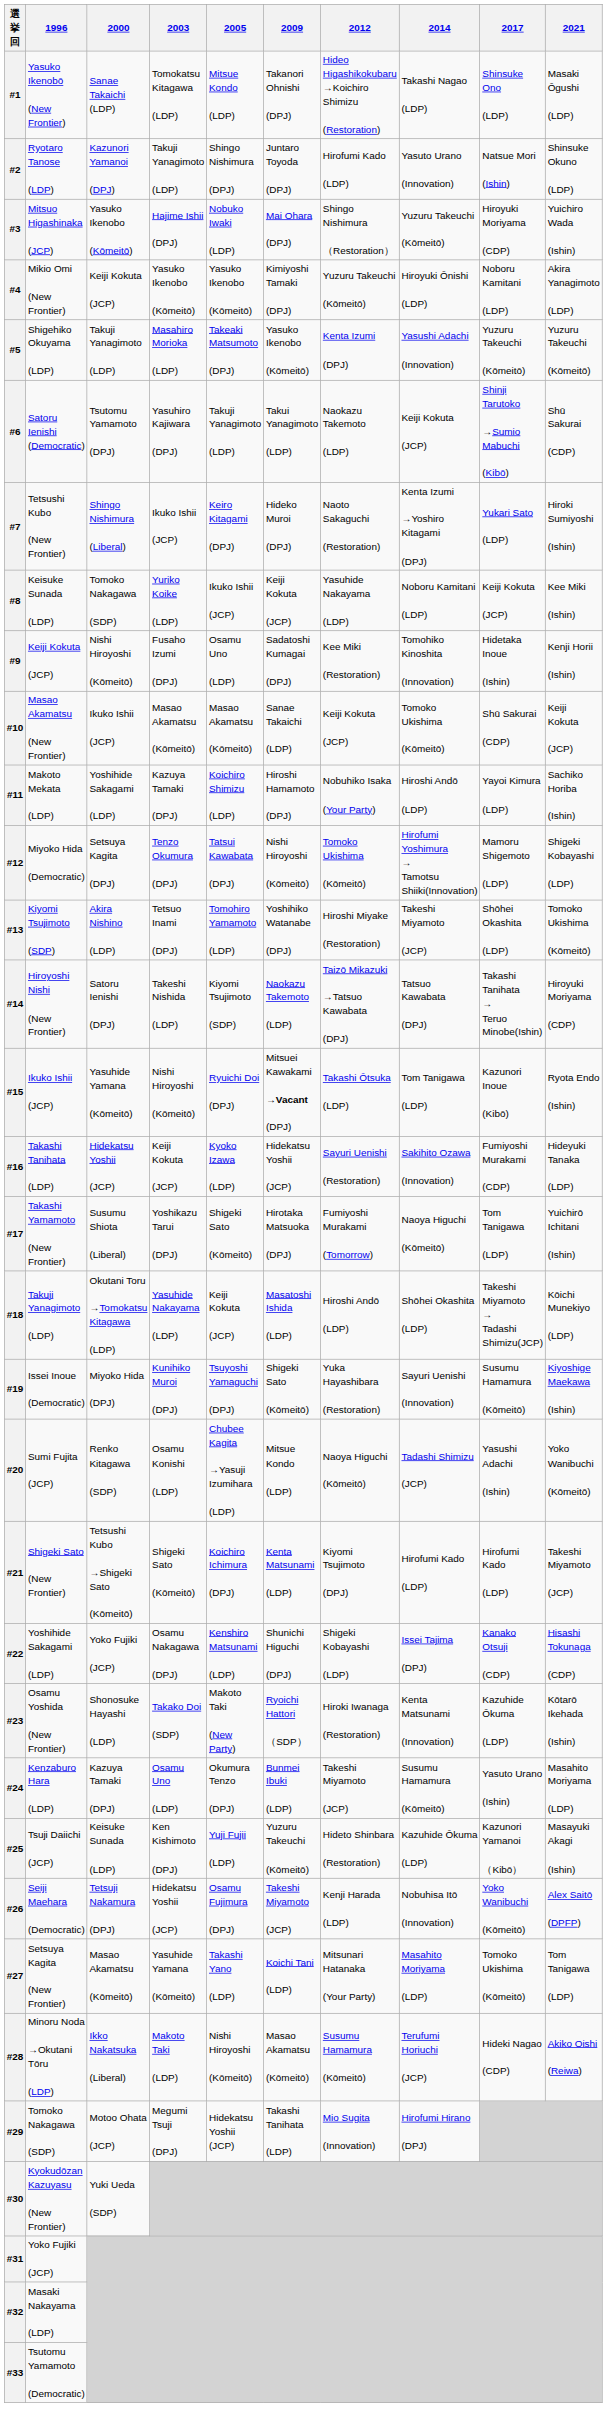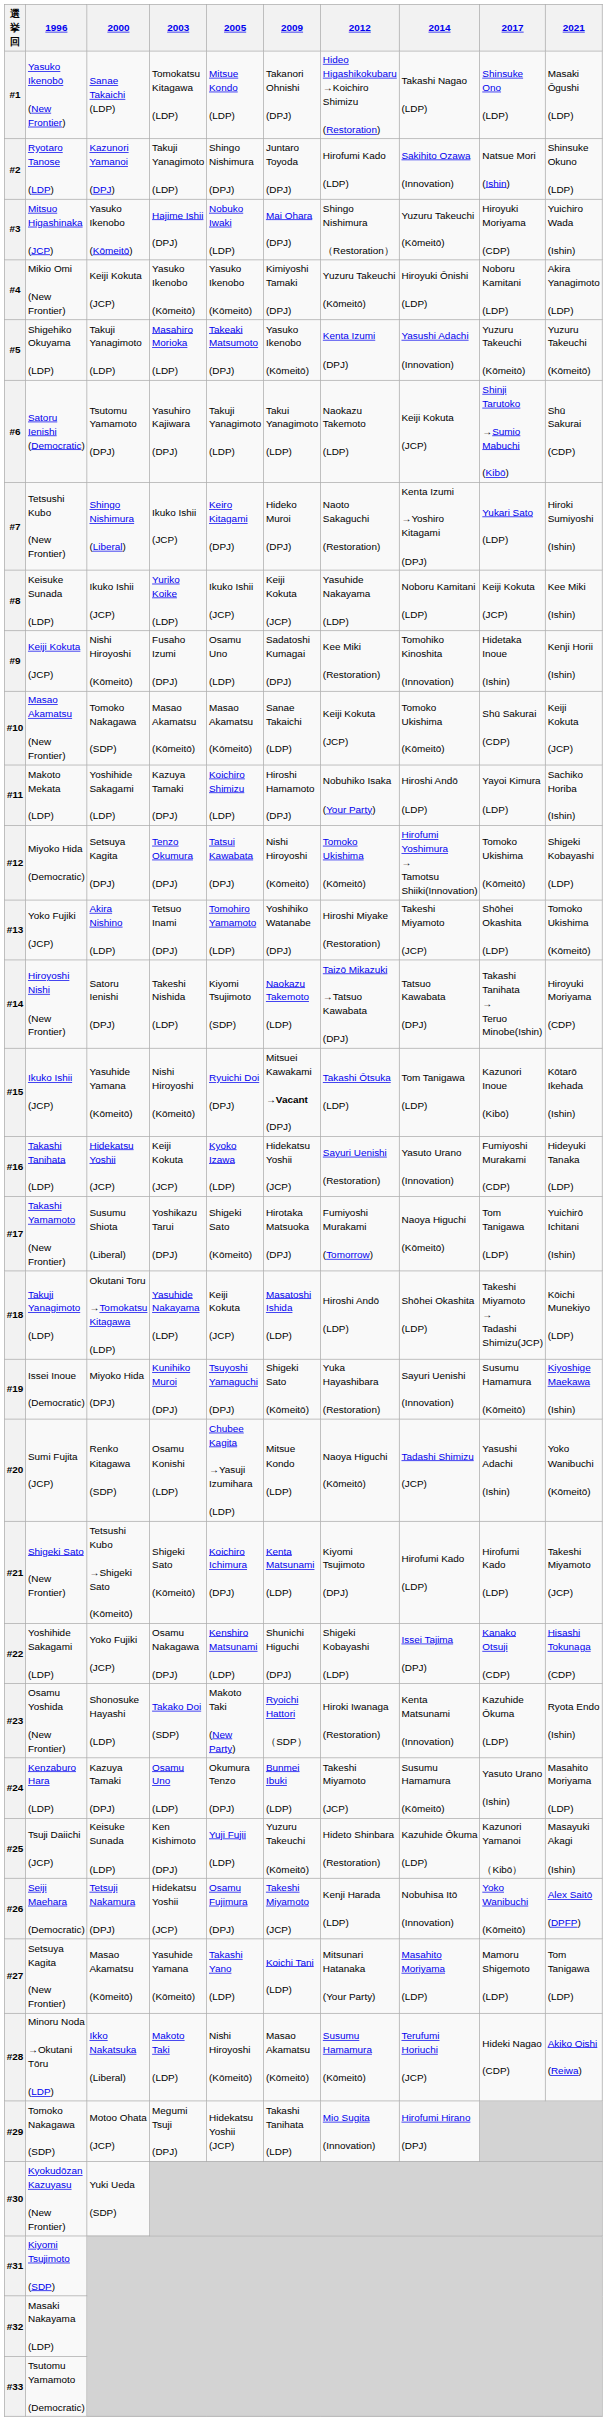(431, 169) Yasuto Urano (Innovation) -> (436, 169) Sakihito Ozawa (Innovation)
(113, 600) Tomoko Nakagawa (SDP) -> (112, 600) Ikuko Ishii (JCP)
(112, 728) Ikuko Ishii (JCP) -> (113, 728) Tomoko Nakagawa (SDP)
(506, 862) Mamoru Shigemoto (LDP) -> (504, 862) Tomoko Ukishima (Kōmeitō)
(49, 929) Kiyomi Tsujimoto (SDP) -> (52, 929) Yoko Fujiki (JCP)
(574, 1092) Ryota Endo (Ishin) -> (565, 1092) Kōtarō Ikehada (Ishin)
(436, 1166) Sakihito Ozawa (Innovation) -> (431, 1166) Yasuto Urano (Innovation)
(565, 1720) Kōtarō Ikehada (Ishin) -> (574, 1720) Ryota Endo (Ishin)
(504, 1975) Tomoko Ukishima (Kōmeitō) -> (506, 1975) Mamoru Shigemoto (LDP)
(52, 2258) Yoko Fujiki (JCP) -> (49, 2265) Kiyomi Tsujimoto (SDP)
